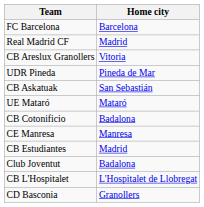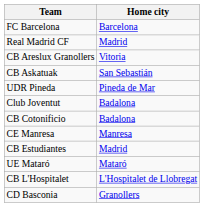rows swapped: (31, 73) <-> (32, 88)
rows swapped: (33, 164) <-> (28, 103)
